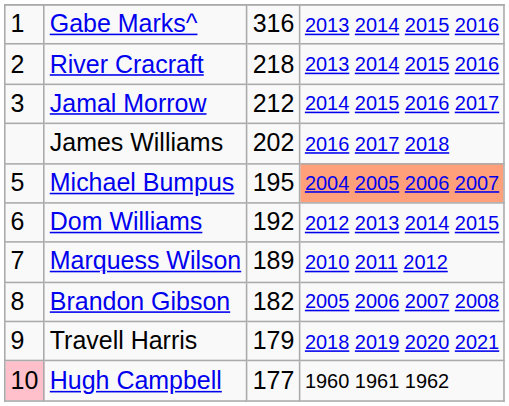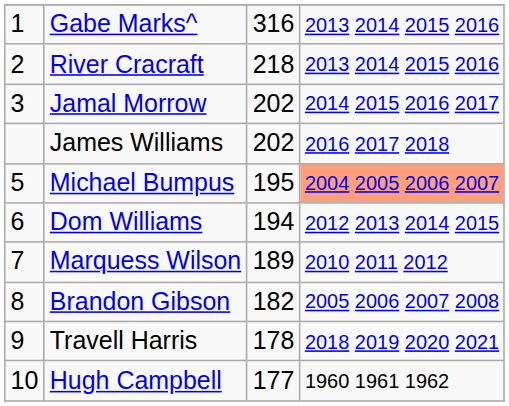(274, 103) 212 -> (274, 103) 202
(274, 222) 192 -> (274, 222) 194
(274, 340) 179 -> (274, 340) 178
(24, 380) pink background -> (24, 380) no background
